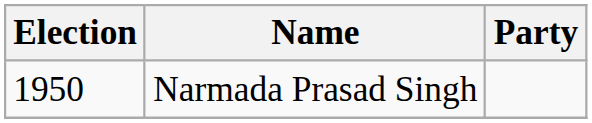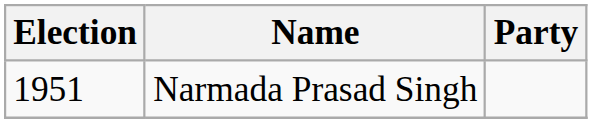(49, 88) 1950 -> (49, 88) 1951
